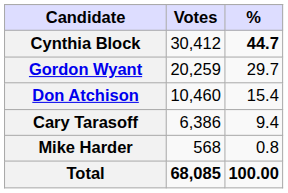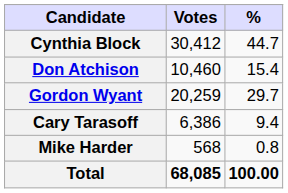(263, 43) bold -> (263, 43) normal
rows swapped: (86, 69) <-> (86, 95)
